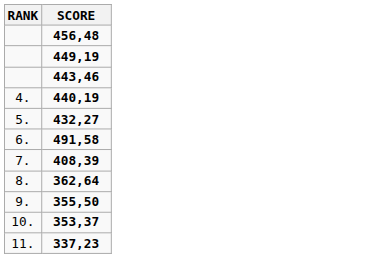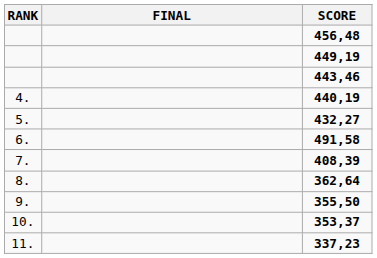+ column: (172, 15)
